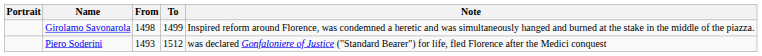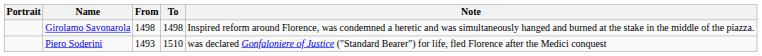(173, 28) 1499 -> (173, 28) 1498
(173, 43) 1512 -> (173, 43) 1510
